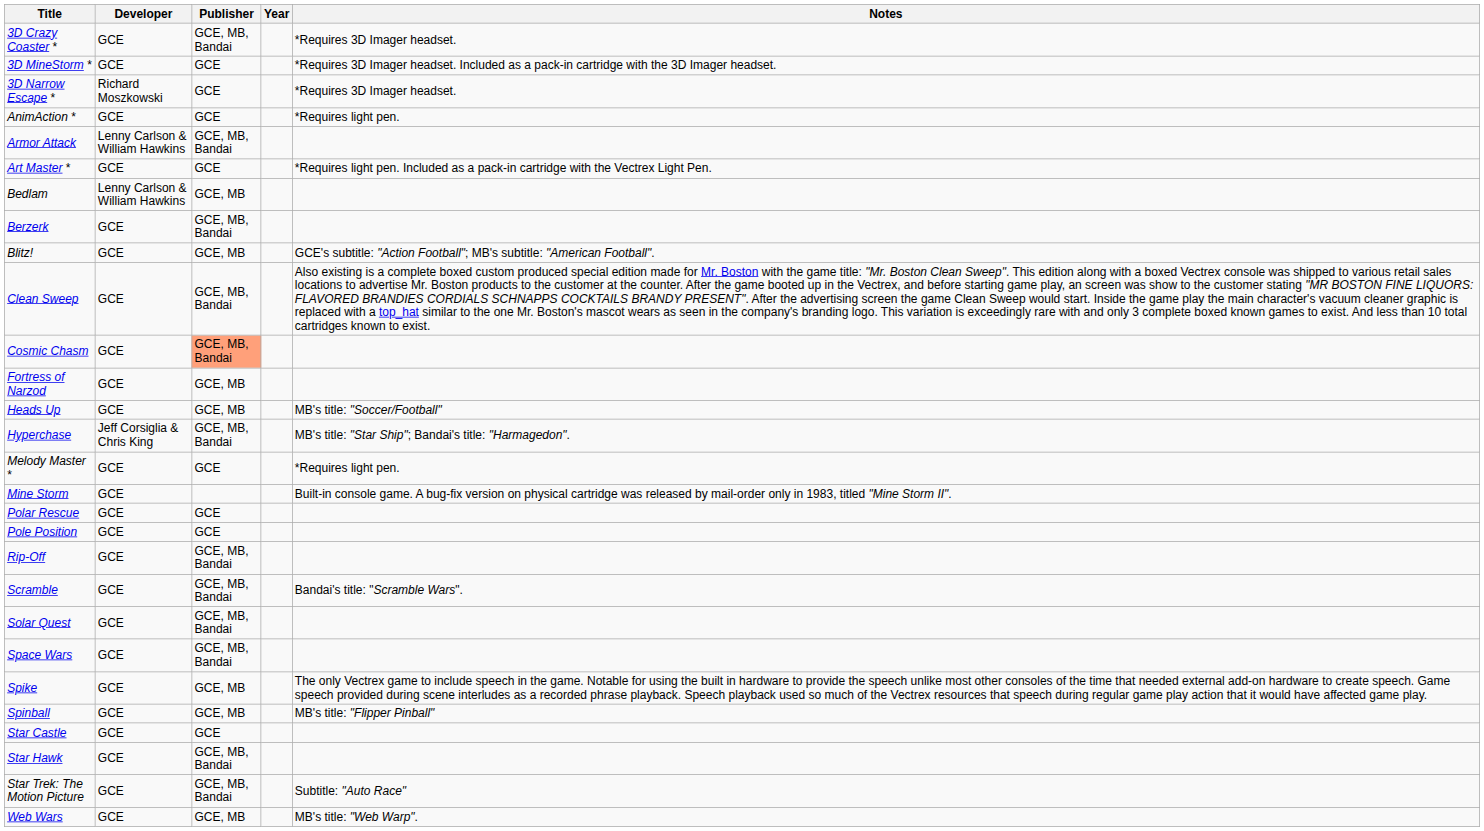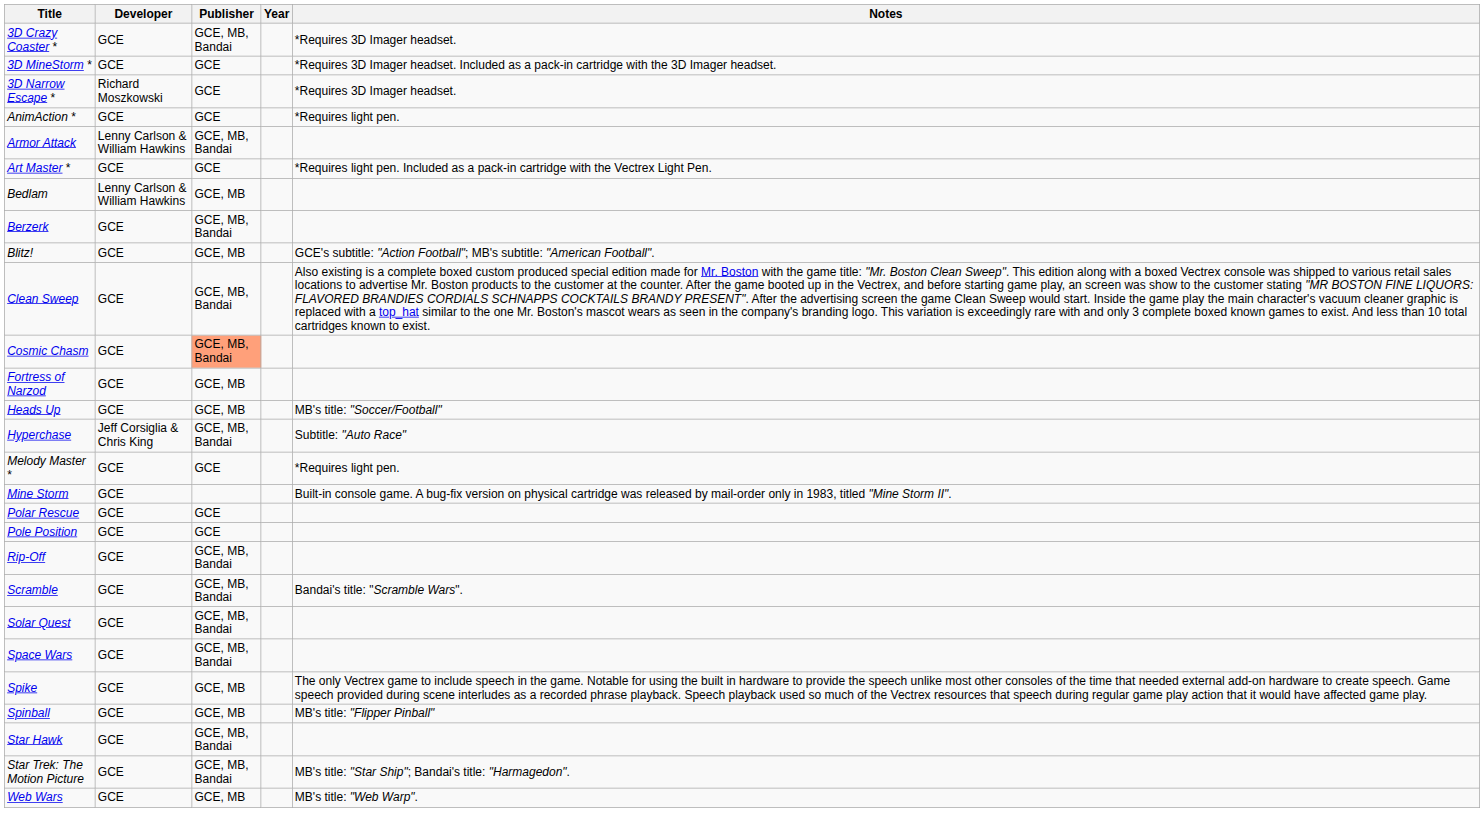(432, 435) MB's title: "Star Ship"; Bandai's title: "Harmagedon". -> (350, 435) Subtitle: "Auto Race"
- row: (37, 732)
(350, 791) Subtitle: "Auto Race" -> (432, 772) MB's title: "Star Ship"; Bandai's title: "Harmagedon".
